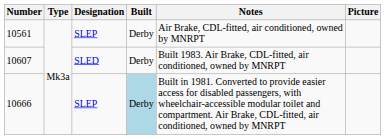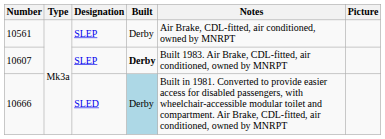(87, 60) SLED -> (86, 60) SLEP
(141, 60) normal -> (142, 60) bold
(86, 104) SLEP -> (87, 104) SLED
